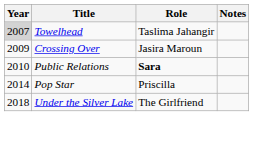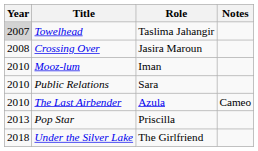(18, 48) 2009 -> (18, 48) 2008
+ row: (57, 66)
(149, 66) bold -> (148, 84) normal
+ row: (78, 102)
(18, 84) 2014 -> (18, 119) 2013
